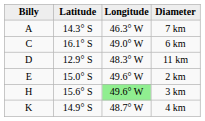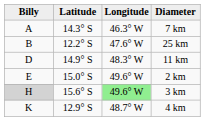+ row: (175, 44)
- row: (175, 44)
(78, 60) 12.9° S -> (78, 60) 14.9° S
(29, 92) no background -> (29, 92) lightgrey background
(78, 108) 14.9° S -> (78, 108) 12.9° S
